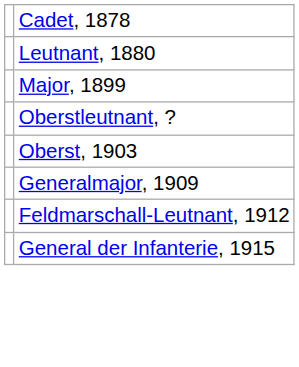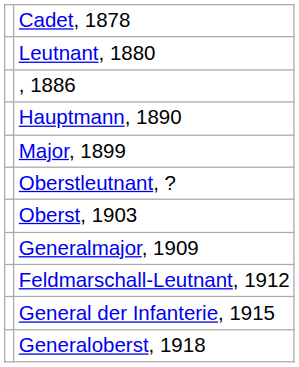+ row: (47, 85)
+ row: (100, 118)
+ row: (112, 345)
